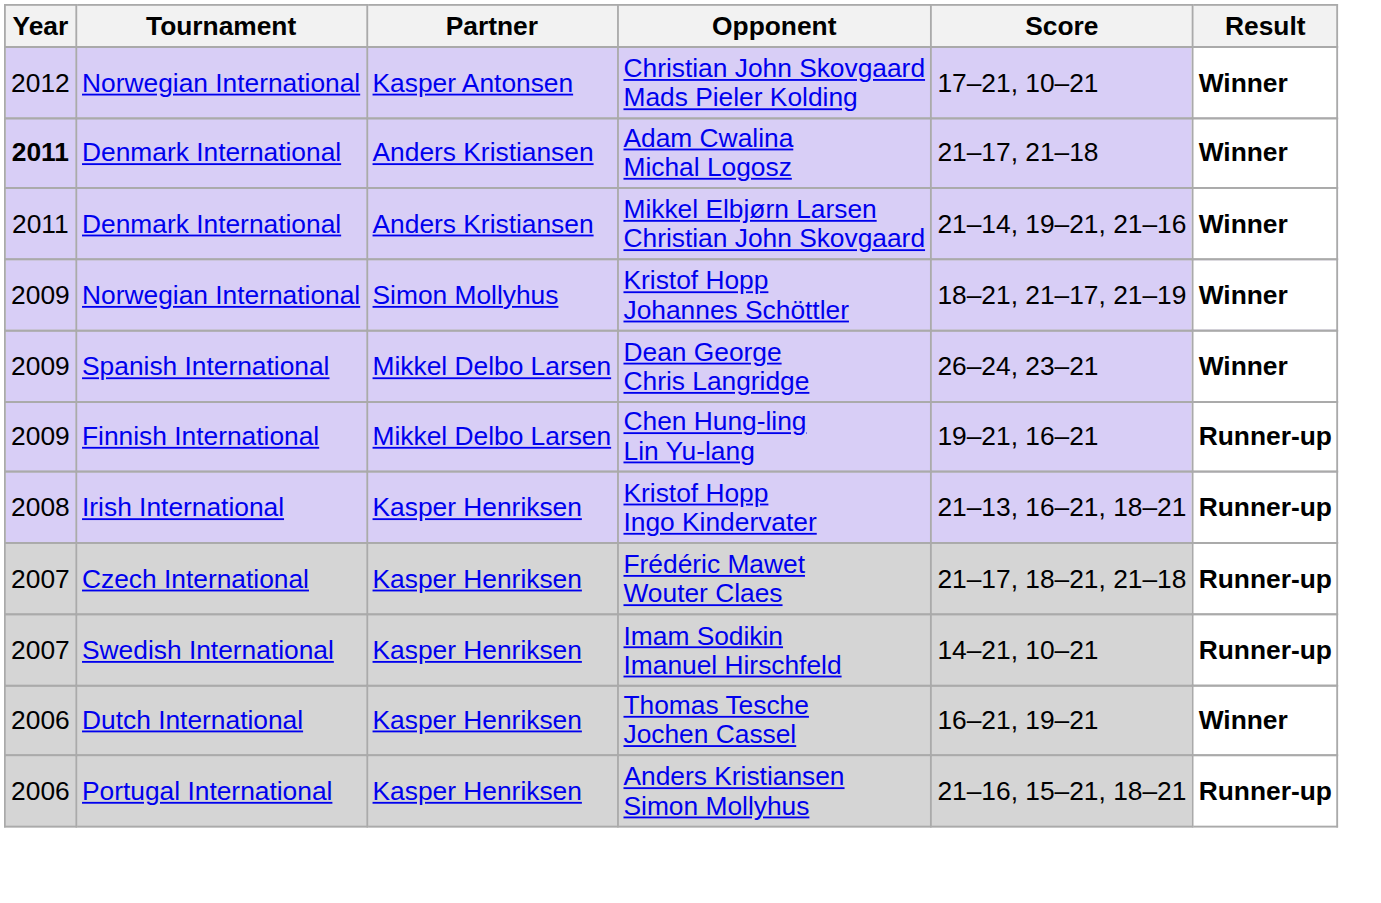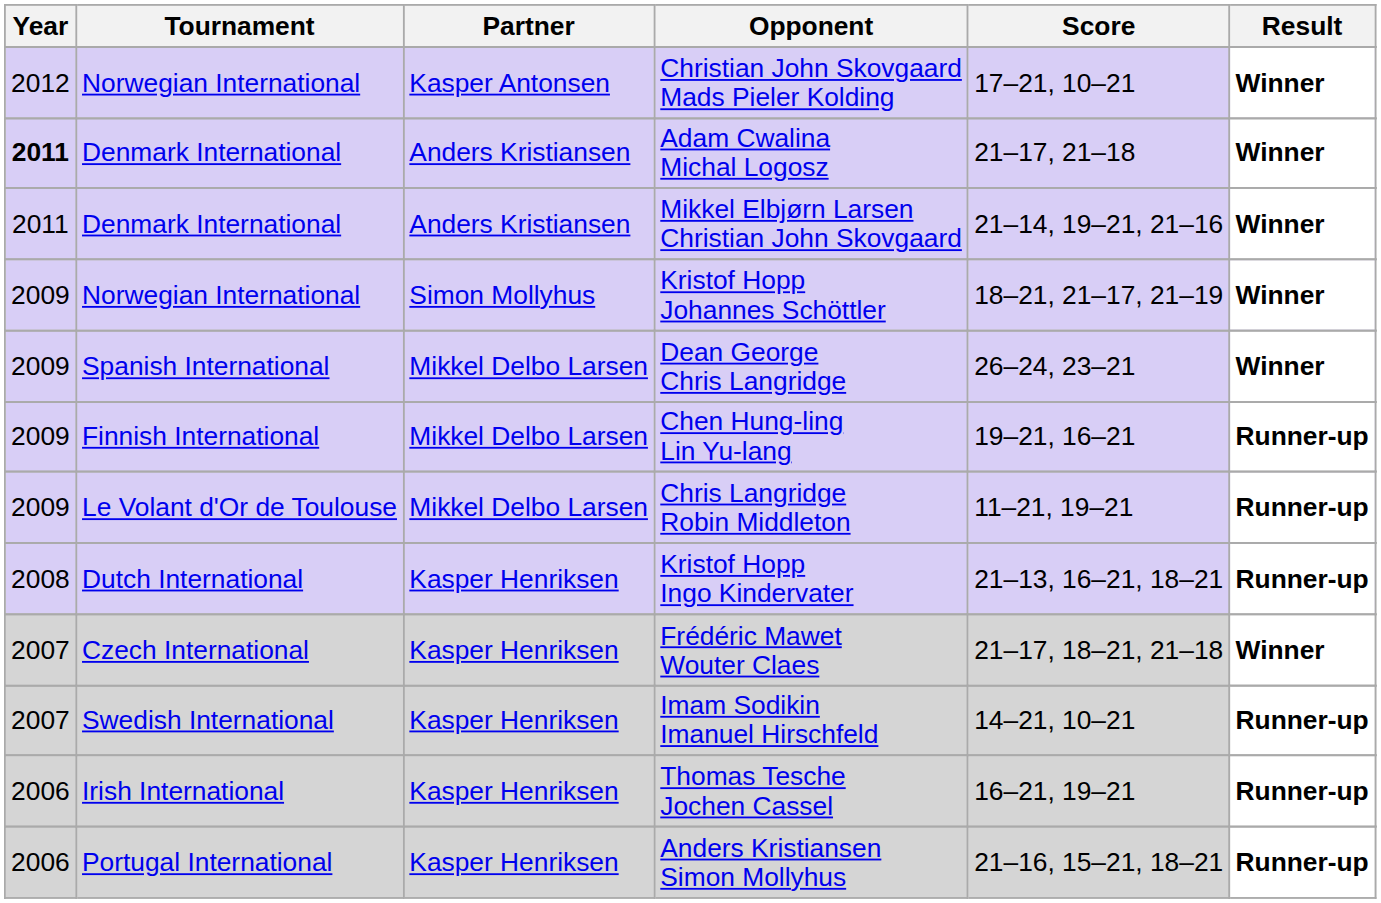+ row: (755, 508)
(183, 508) Irish International -> (193, 579) Dutch International
(1265, 579) Runner-up -> (1280, 650) Winner
(193, 721) Dutch International -> (183, 792) Irish International
(1243, 721) Winner -> (1302, 792) Runner-up
